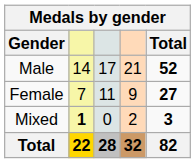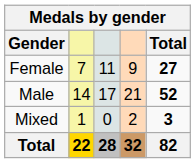rows swapped: (37, 94) <-> (37, 69)
(82, 120) bold -> (82, 120) normal
